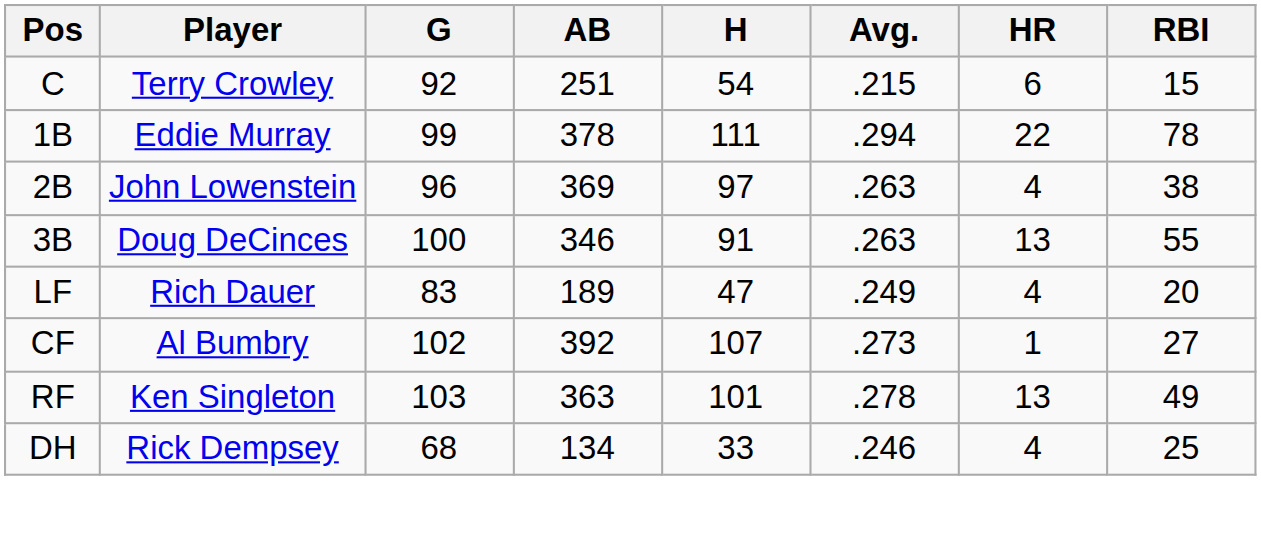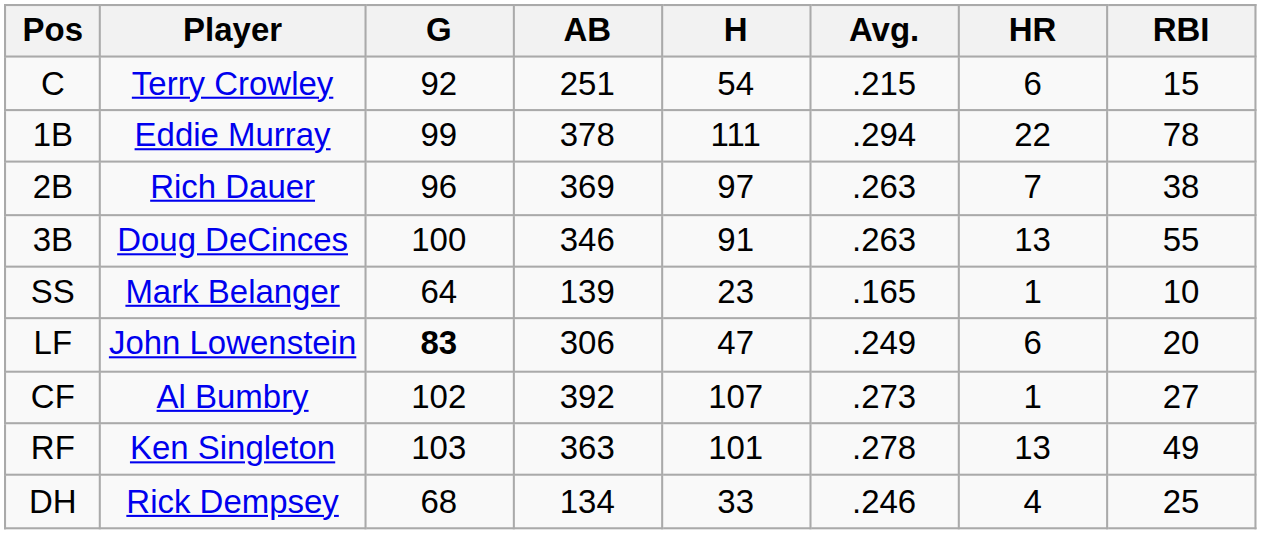(233, 187) John Lowenstein -> (233, 187) Rich Dauer
(1033, 187) 4 -> (1033, 187) 7
+ row: (53, 291)
(233, 291) Rich Dauer -> (233, 344) John Lowenstein
(439, 291) normal -> (439, 344) bold
(587, 291) 189 -> (587, 344) 306
(1033, 291) 4 -> (1033, 344) 6
